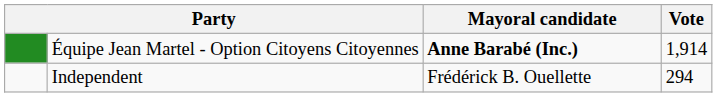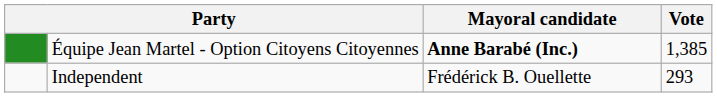(686, 48) 1,914 -> (686, 48) 1,385
(679, 77) 294 -> (679, 77) 293
